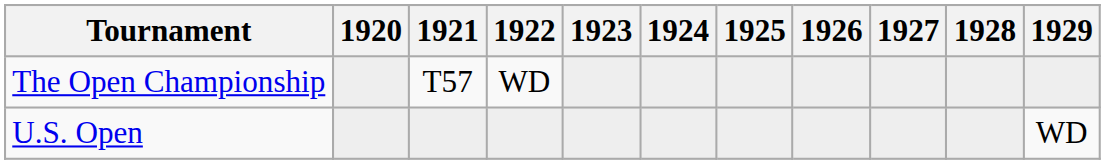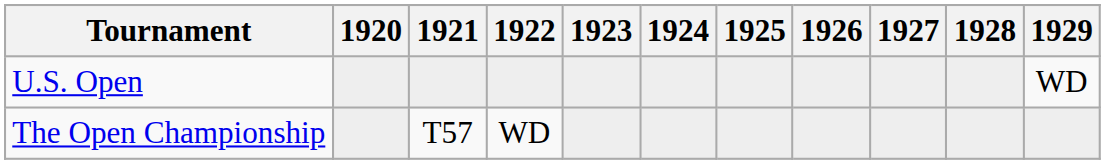rows swapped: (78, 133) <-> (169, 81)
